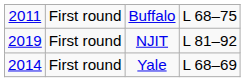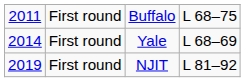rows swapped: (152, 64) <-> (152, 40)
